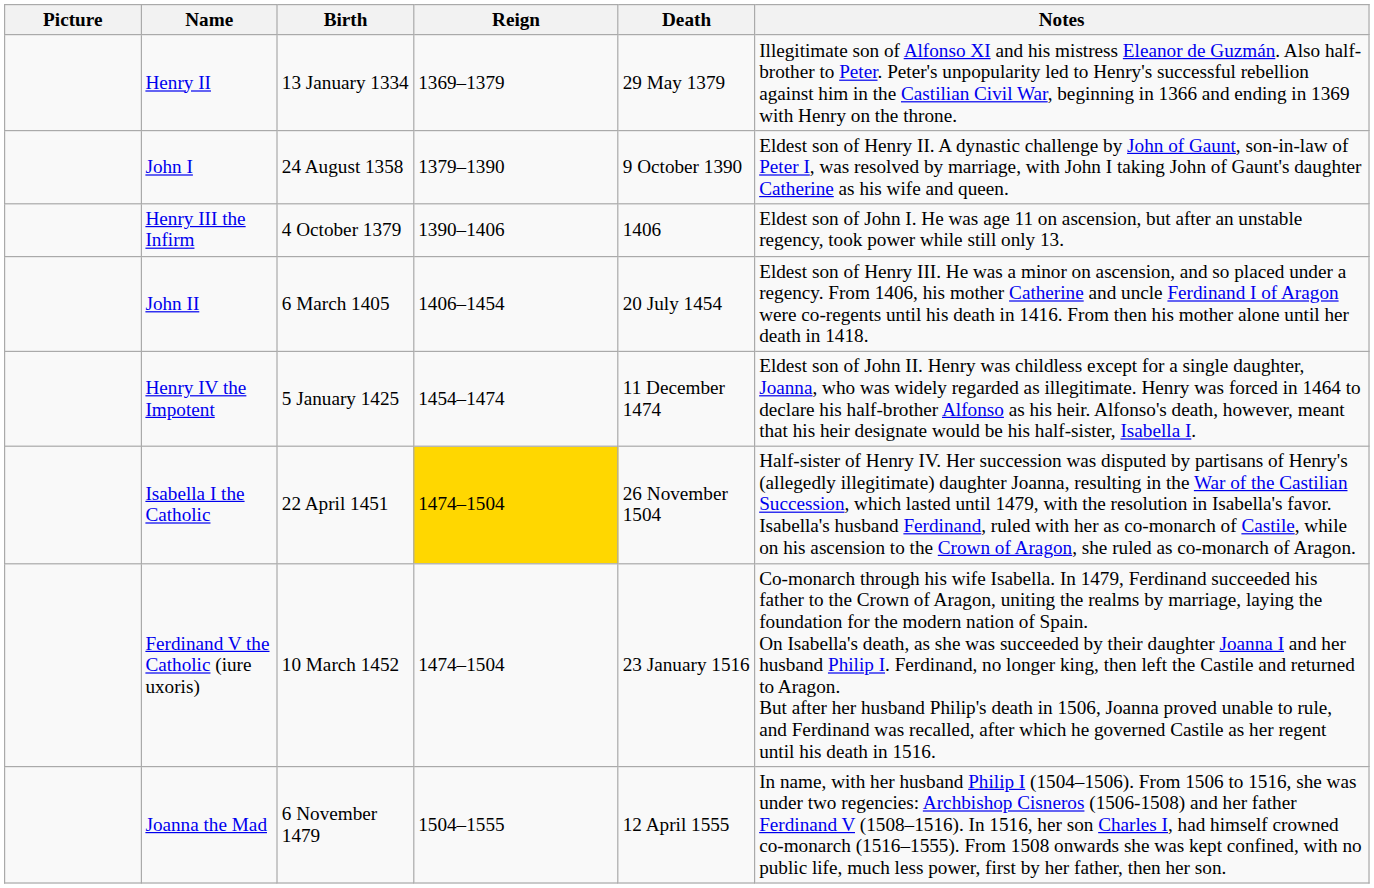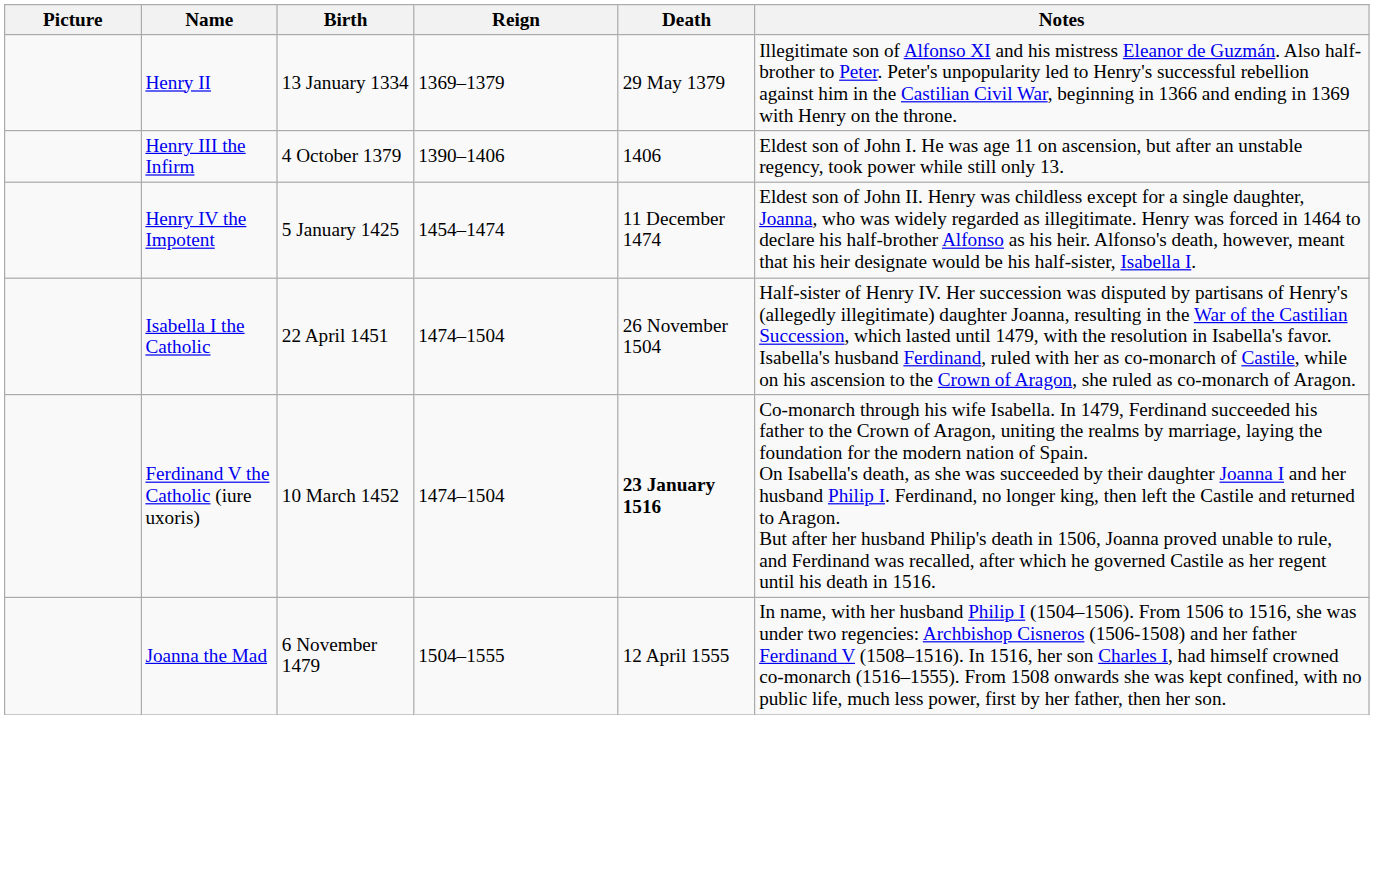- row: (169, 167)
- row: (172, 303)
(461, 504) gold background -> (461, 335) no background
(686, 664) normal -> (669, 495) bold
